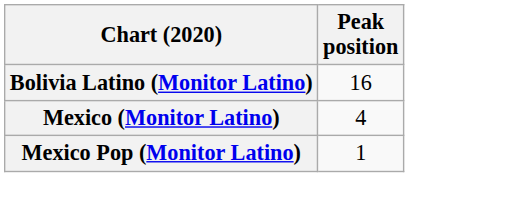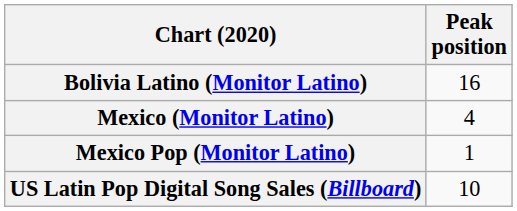+ row: (216, 188)
